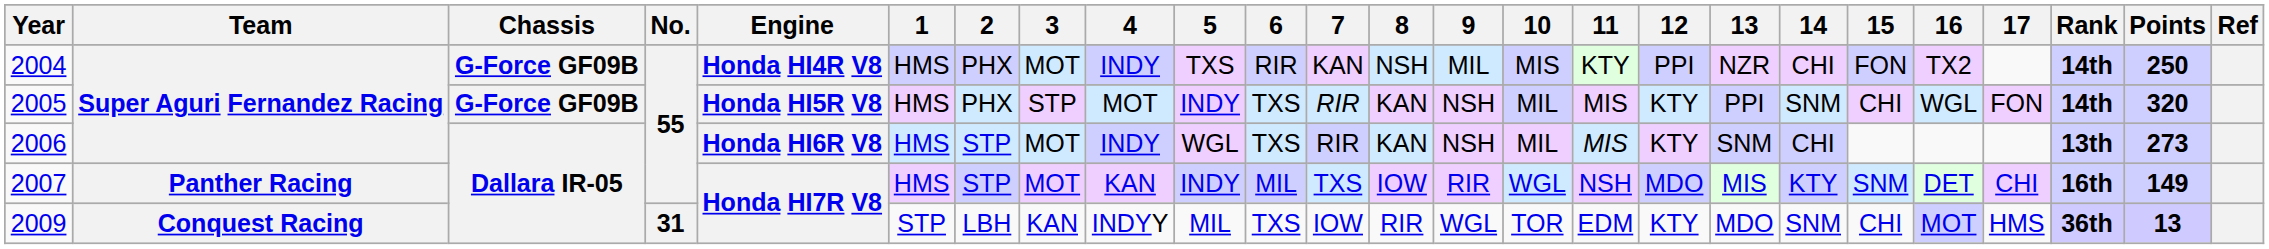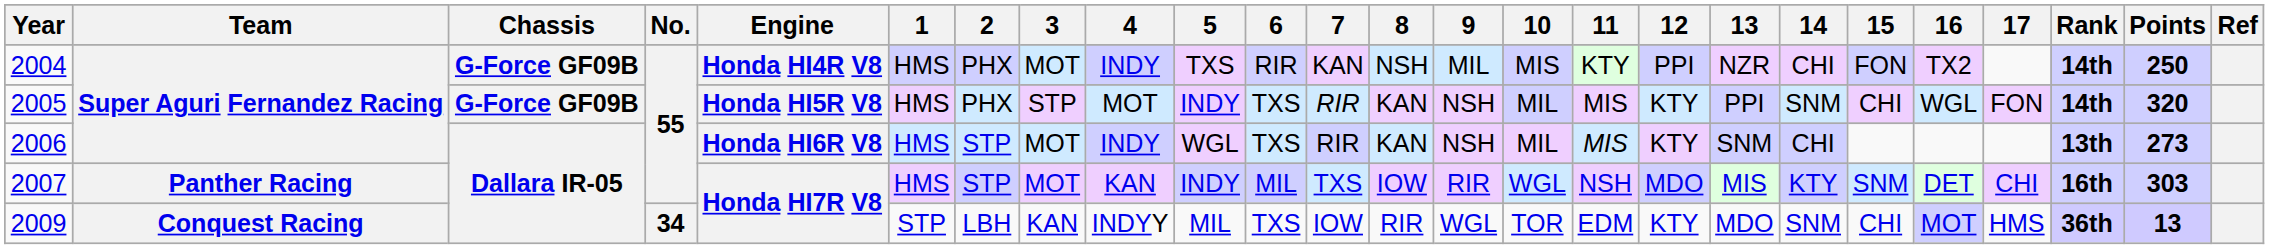(2168, 183) 149 -> (2168, 183) 303
(671, 223) 31 -> (671, 223) 34
